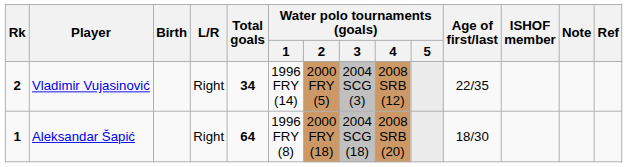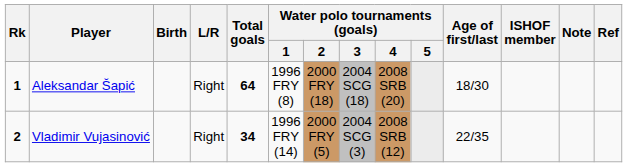rows swapped: (83, 137) <-> (91, 87)
